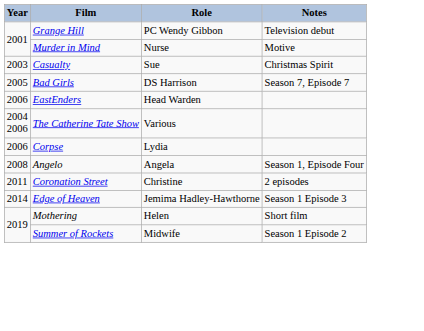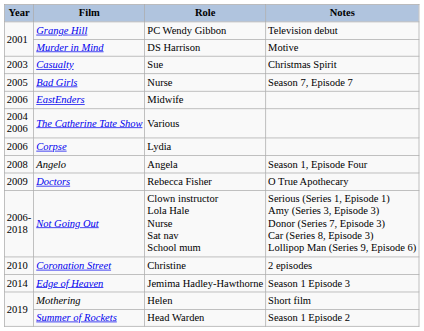(156, 48) Nurse -> (174, 48) DS Harrison
(170, 82) DS Harrison -> (160, 82) Nurse
(172, 100) Head Warden -> (165, 100) Midwife
+ row: (53, 182)
+ row: (67, 224)
(17, 182) 2011 -> (17, 266) 2010
(162, 234) Midwife -> (176, 318) Head Warden
